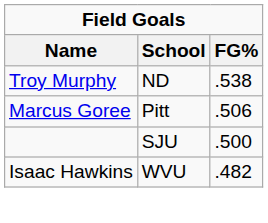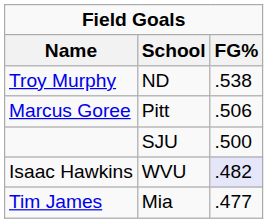(233, 171) no background -> (233, 171) lavender background
+ row: (56, 202)
